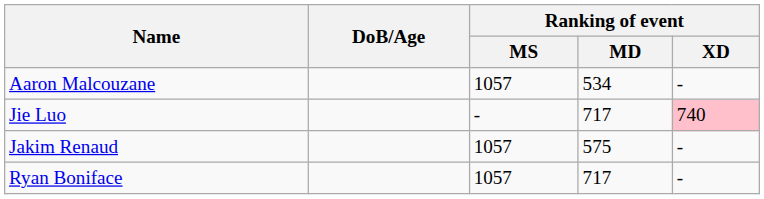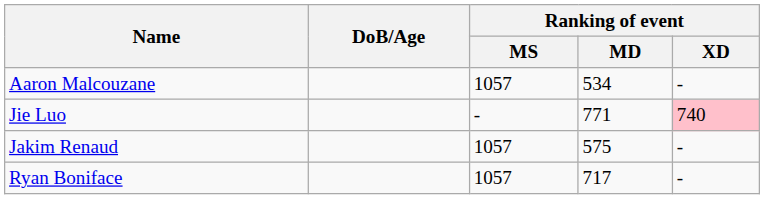(597, 115) 717 -> (597, 115) 771
